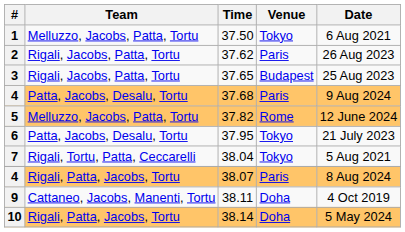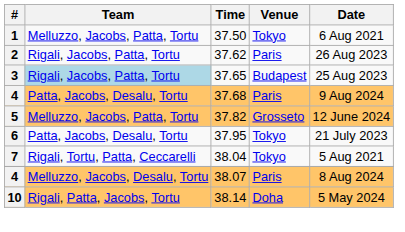(104, 76) no background -> (104, 76) lightblue background
(277, 116) Rome -> (278, 116) Grosseto
(104, 177) Rigali, Patta, Jacobs, Tortu -> (118, 177) Melluzzo, Jacobs, Desalu, Tortu
- row: (15, 197)
